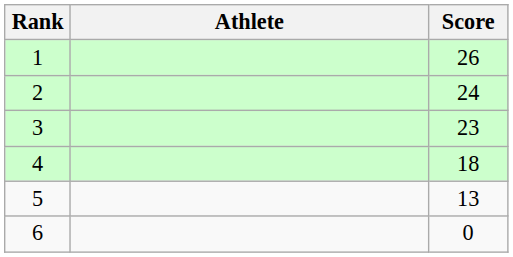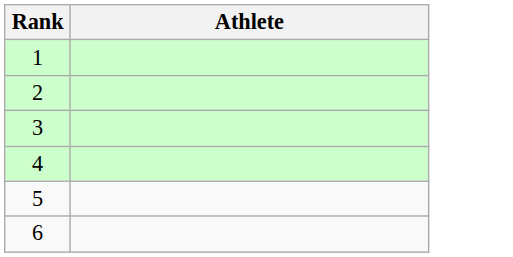- column: (468, 22)
